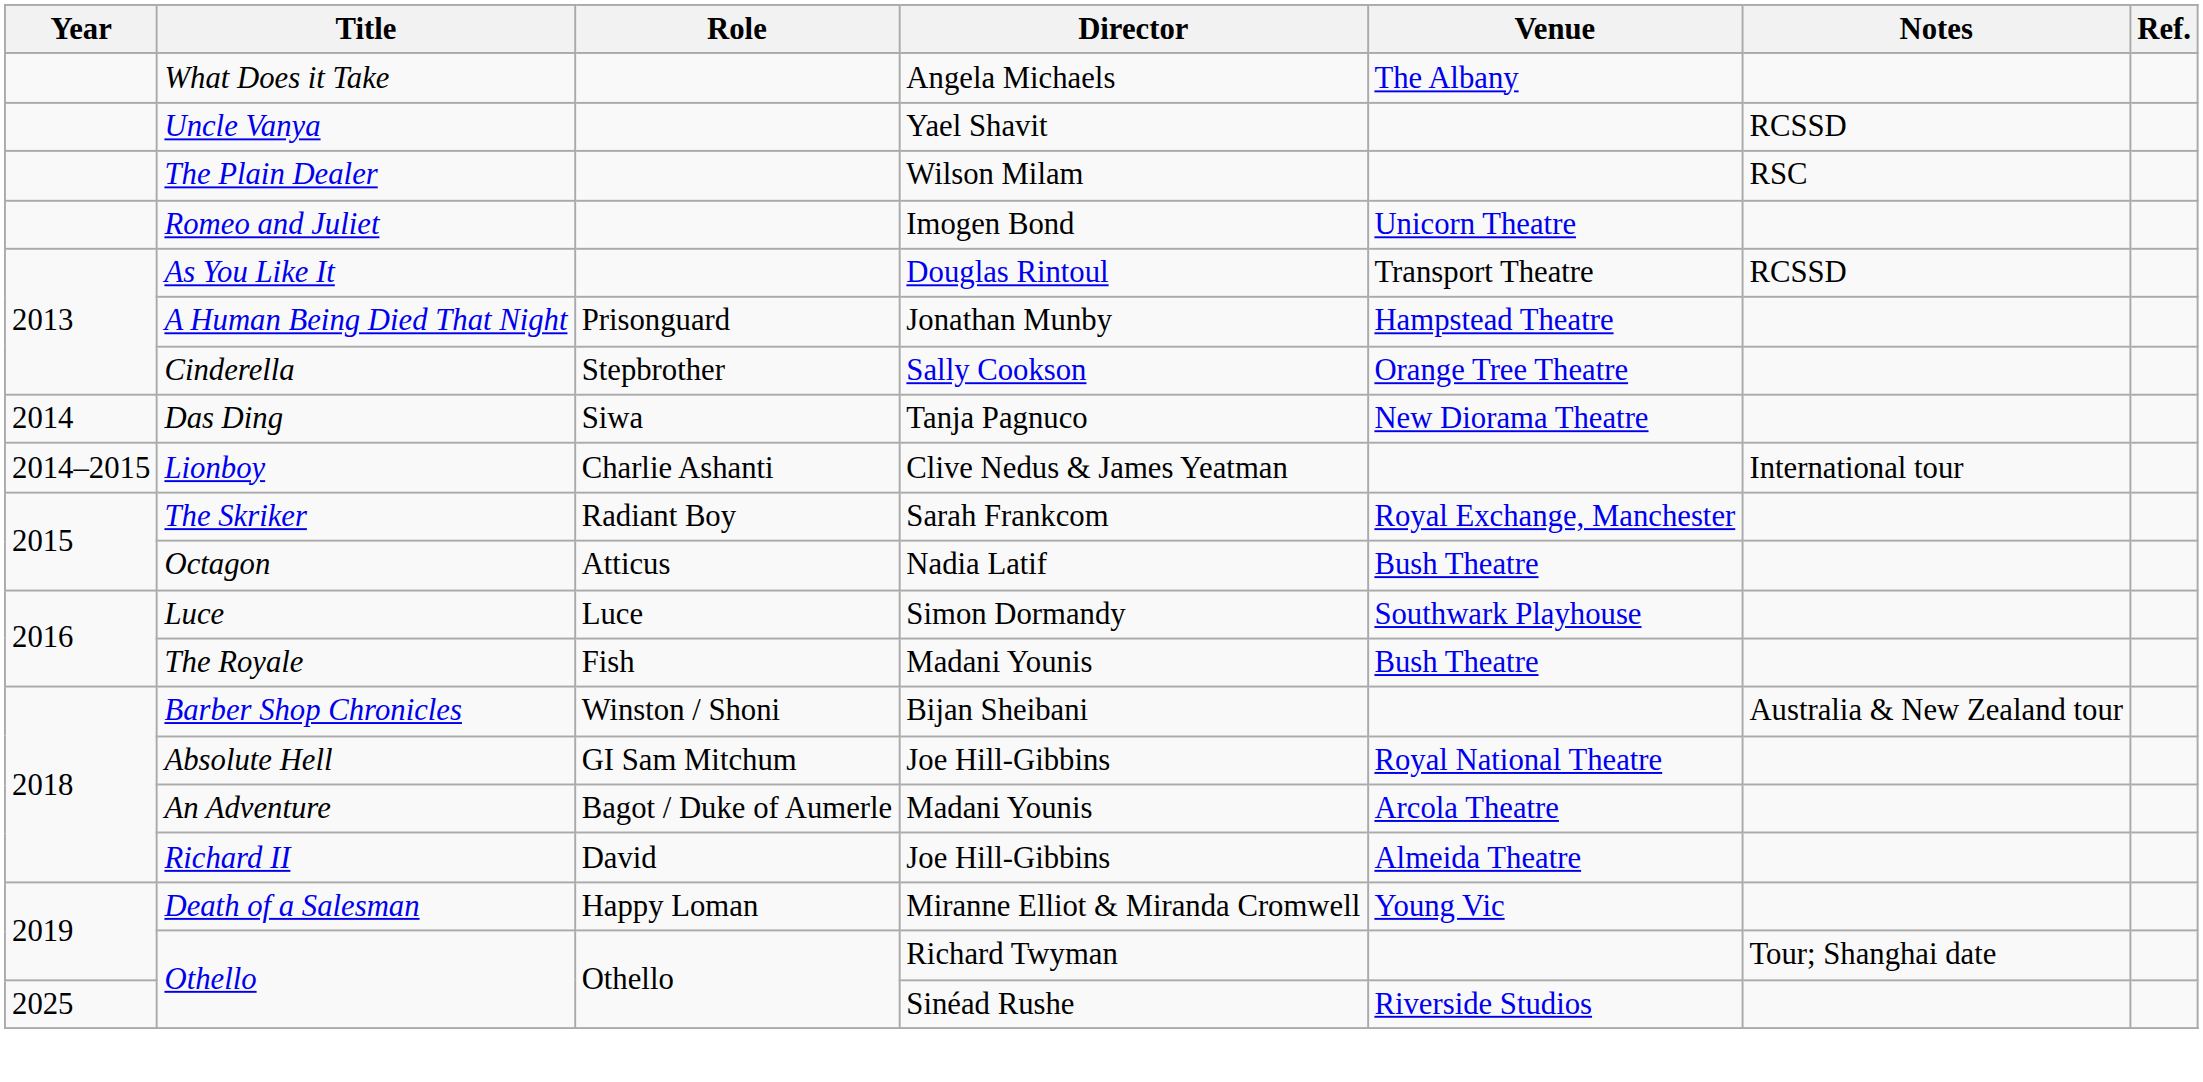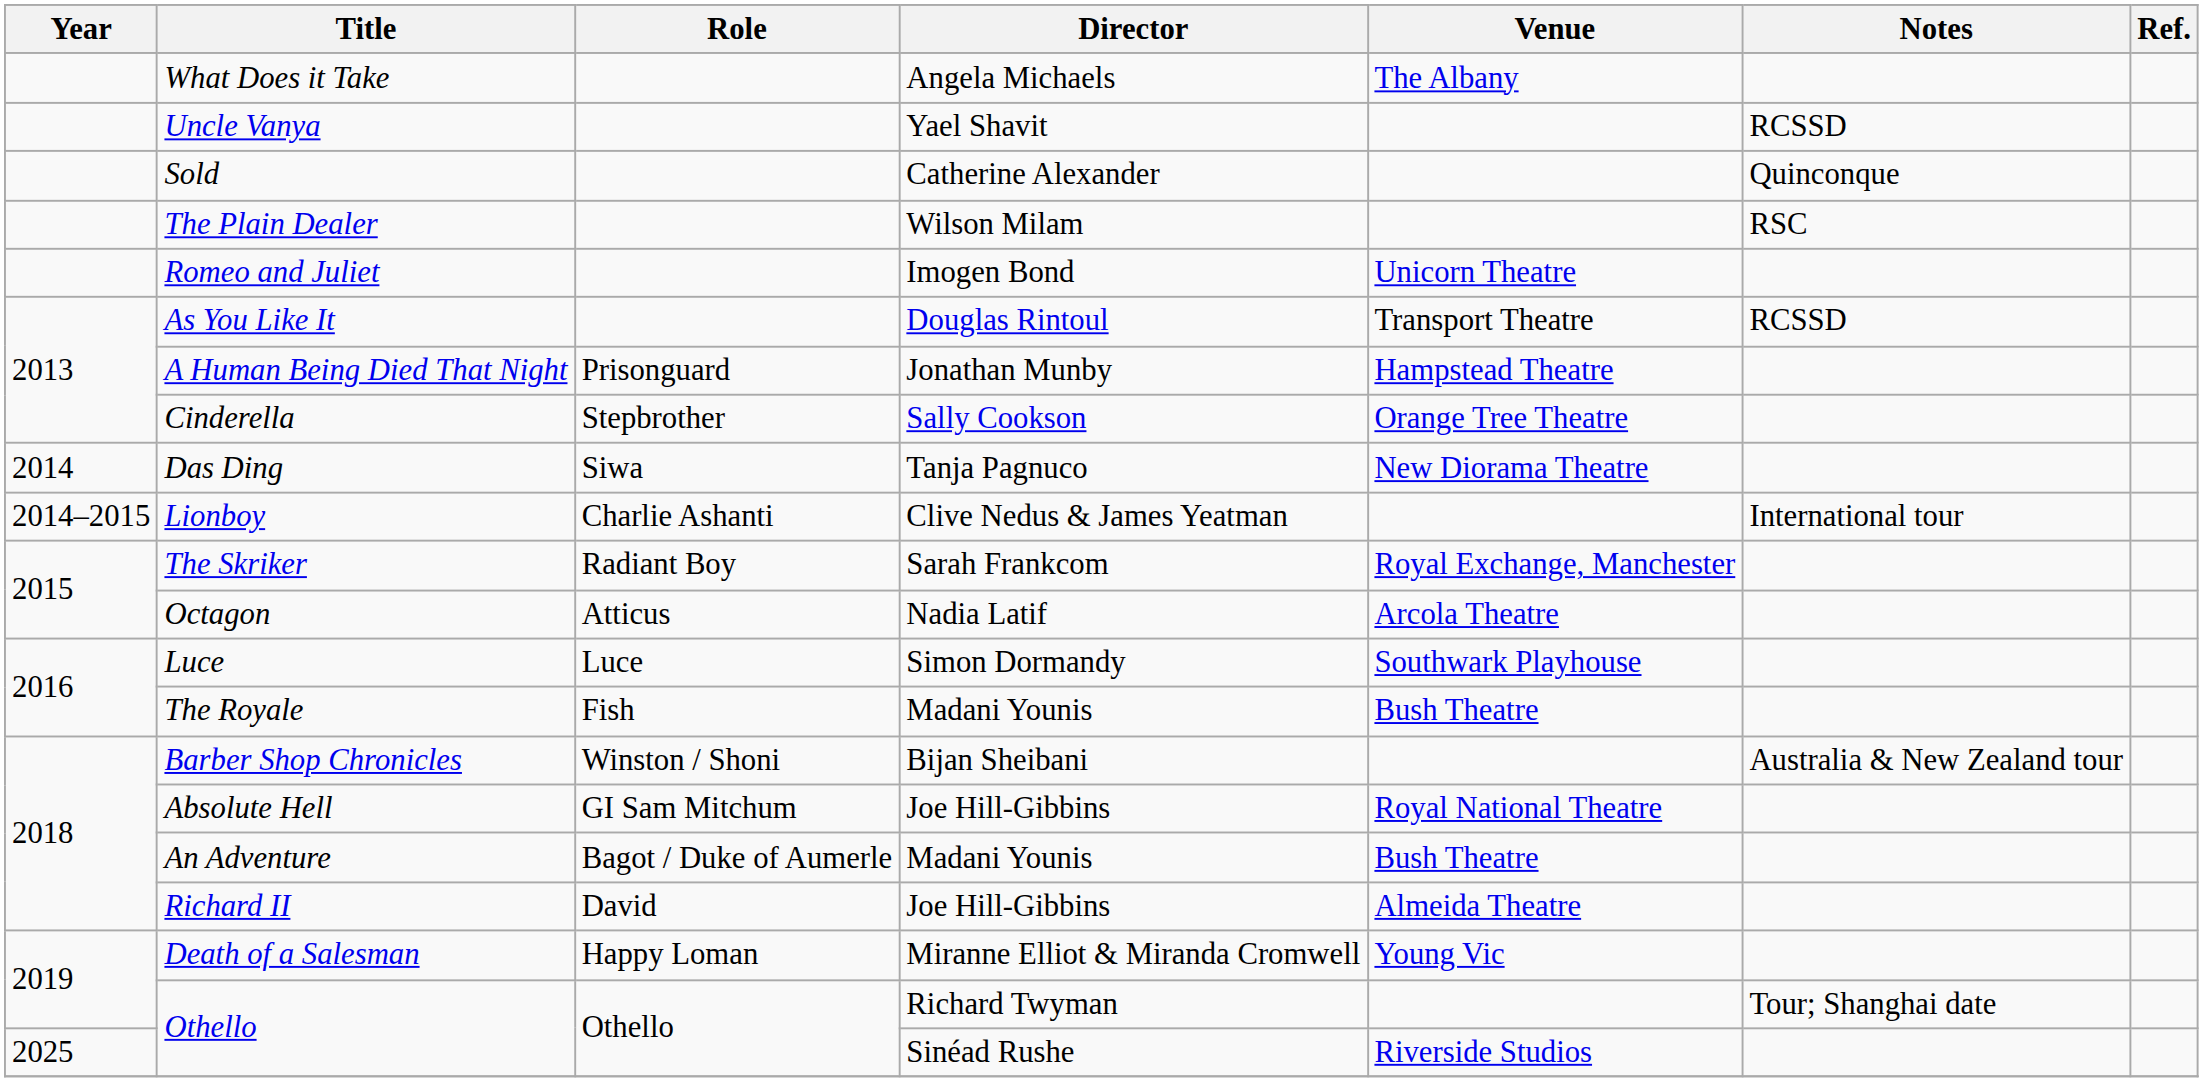+ row: (192, 175)
(1456, 564) Bush Theatre -> (1467, 613) Arcola Theatre
(1467, 808) Arcola Theatre -> (1456, 857) Bush Theatre
